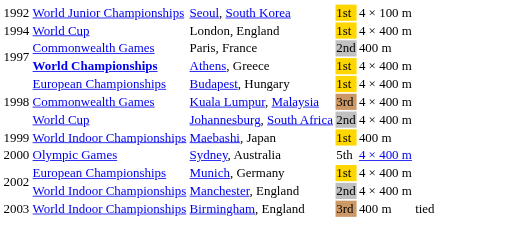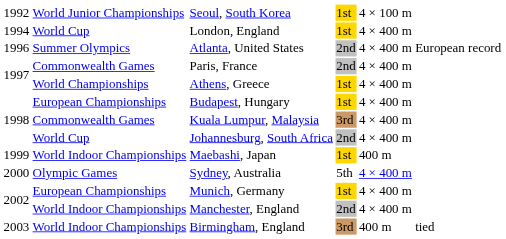+ row: (247, 48)
(375, 48) 400 m -> (385, 66) 4 × 400 m
(95, 66) bold -> (91, 84) normal
